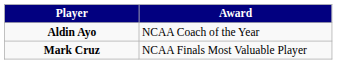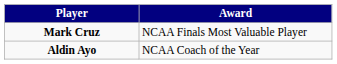rows swapped: (72, 50) <-> (72, 31)
